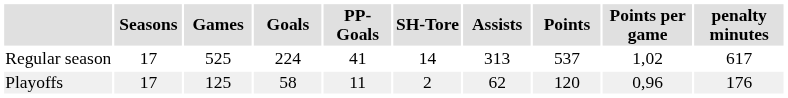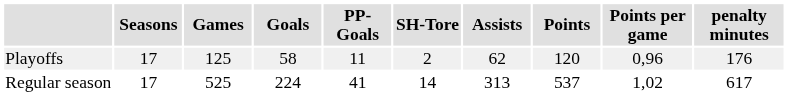rows swapped: (58, 58) <-> (34, 82)
